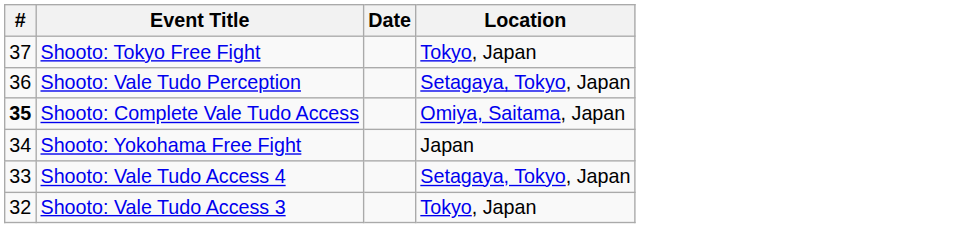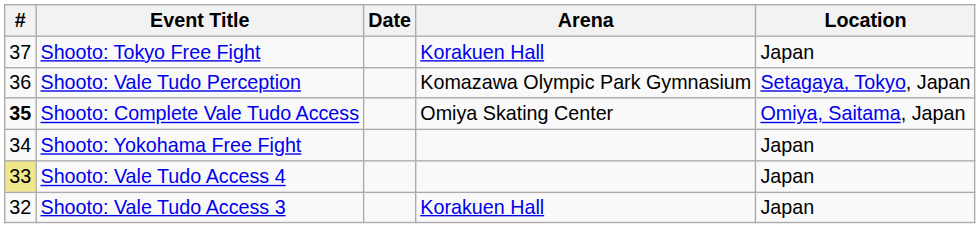+ column: (586, 21)
(478, 52) Tokyo, Japan -> (787, 52) Japan
(20, 176) no background -> (20, 176) khaki background
(525, 176) Setagaya, Tokyo, Japan -> (787, 176) Japan
(478, 208) Tokyo, Japan -> (787, 208) Japan
